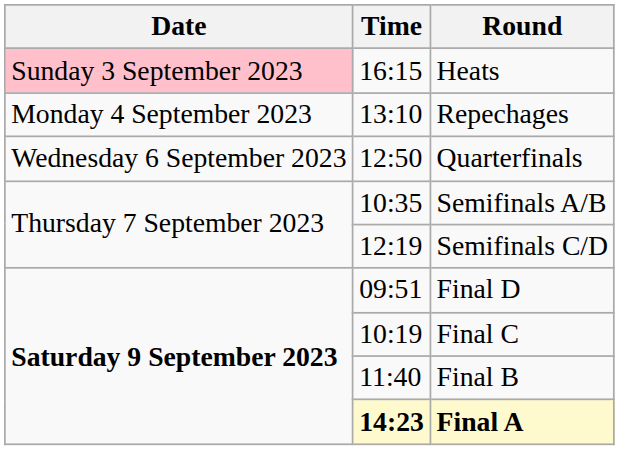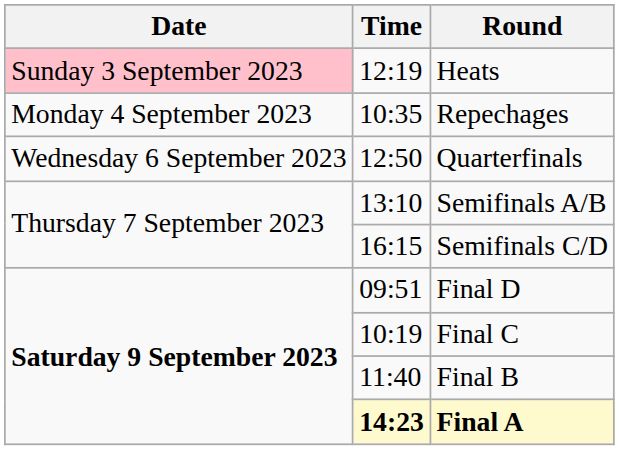(391, 70) 16:15 -> (391, 70) 12:19
(391, 114) 13:10 -> (391, 114) 10:35
(391, 202) 10:35 -> (391, 202) 13:10
(391, 245) 12:19 -> (391, 245) 16:15
